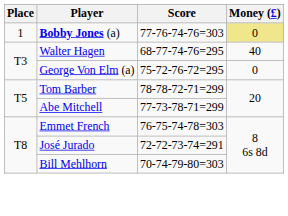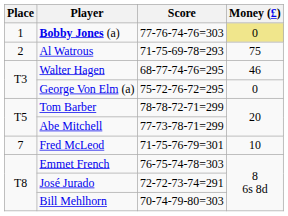+ row: (66, 51)
(255, 51) 40 -> (255, 70) 46
+ row: (72, 145)
